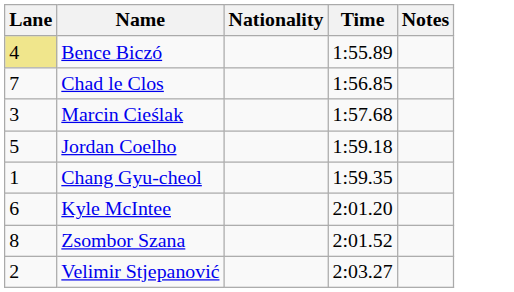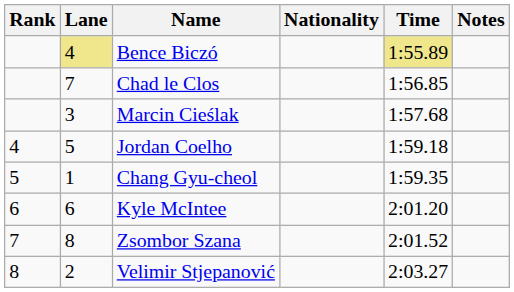+ column: (32, 20)
(363, 51) no background -> (418, 51) khaki background
